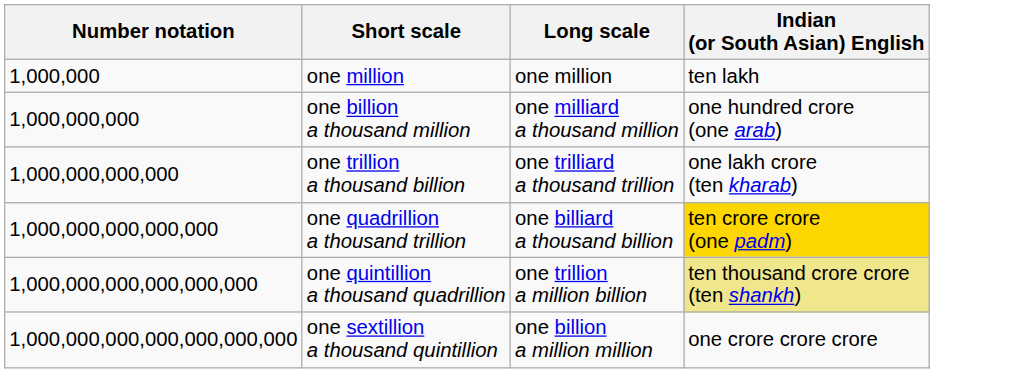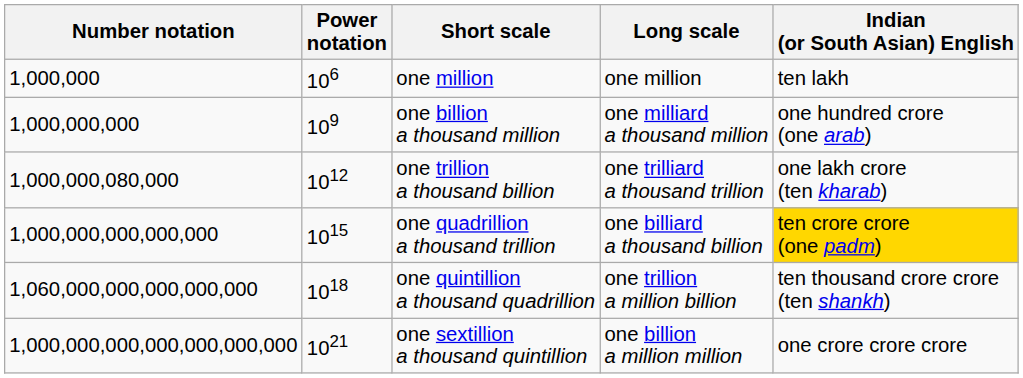+ column: (347, 32)
(94, 174) 1,000,000,000,000 -> (94, 179) 1,000,000,080,000
(134, 284) 1,000,000,000,000,000,000 -> (134, 290) 1,060,000,000,000,000,000
(799, 284) khaki background -> (888, 290) no background
